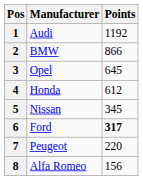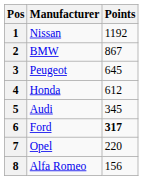(41, 33) Audi -> (45, 33) Nissan
(113, 52) 866 -> (113, 52) 867
(41, 71) Opel -> (48, 71) Peugeot
(45, 109) Nissan -> (41, 109) Audi
(48, 147) Peugeot -> (41, 147) Opel
